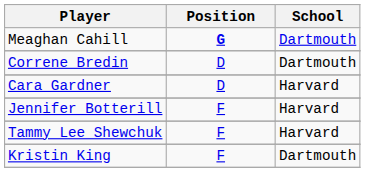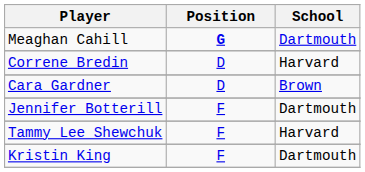(318, 63) Dartmouth -> (309, 63) Harvard
(309, 86) Harvard -> (300, 86) Brown
(309, 109) Harvard -> (318, 109) Dartmouth
